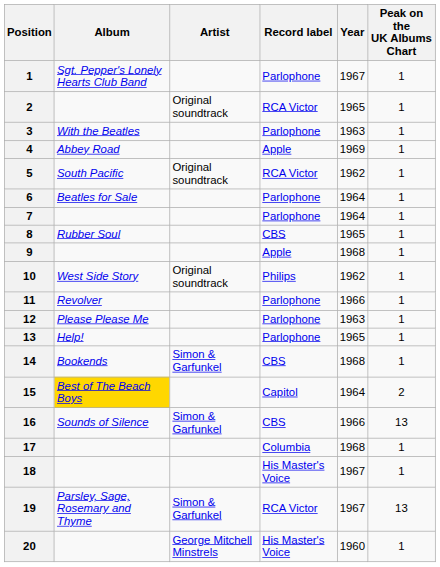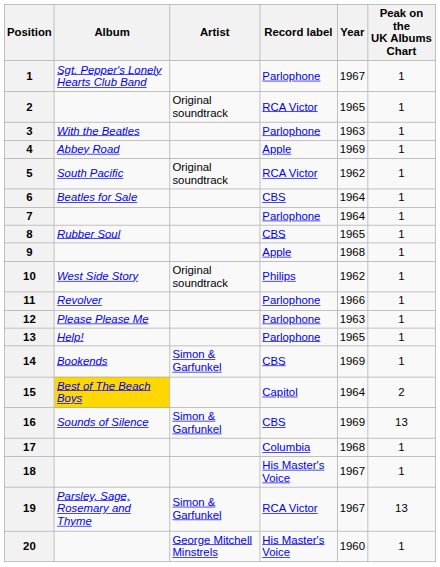(291, 198) Parlophone -> (274, 198) CBS
(352, 361) 1968 -> (352, 361) 1969
(352, 423) 1966 -> (352, 423) 1969
